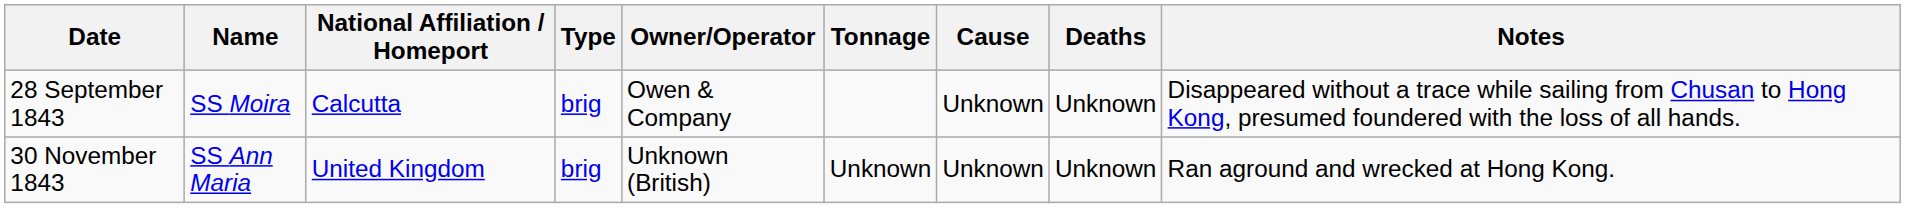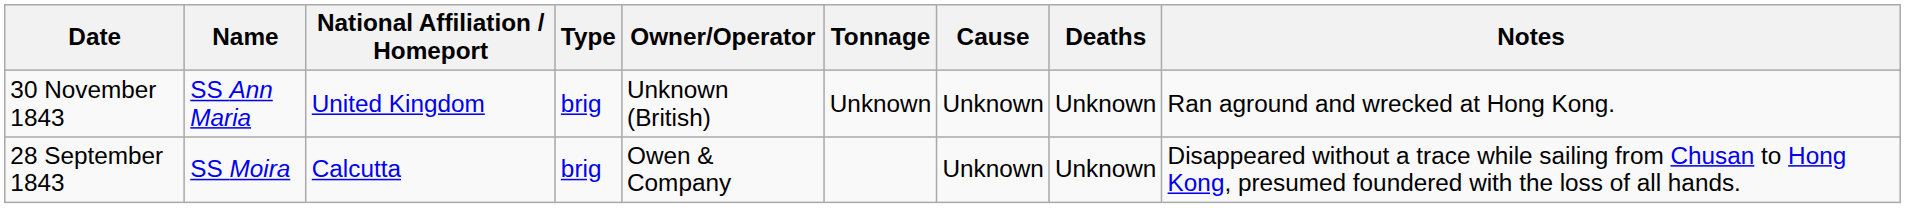rows swapped: (87, 103) <-> (83, 169)
